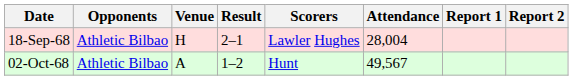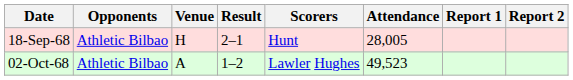(314, 39) Lawler Hughes -> (283, 39) Hunt
(387, 39) 28,004 -> (387, 39) 28,005
(283, 63) Hunt -> (314, 63) Lawler Hughes
(387, 63) 49,567 -> (387, 63) 49,523
